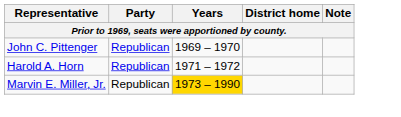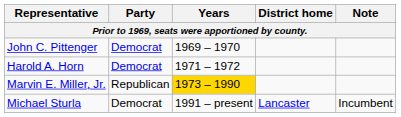(140, 47) Republican -> (136, 47) Democrat
(140, 66) Republican -> (136, 66) Democrat
+ row: (44, 103)
